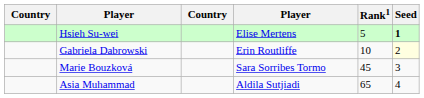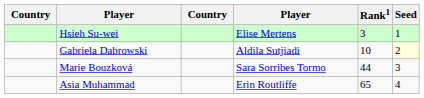(363, 33) 5 -> (363, 33) 3
(398, 33) bold -> (398, 33) normal
(266, 50) Erin Routliffe -> (268, 50) Aldila Sutjiadi
(366, 67) 45 -> (366, 67) 44
(268, 85) Aldila Sutjiadi -> (266, 85) Erin Routliffe
